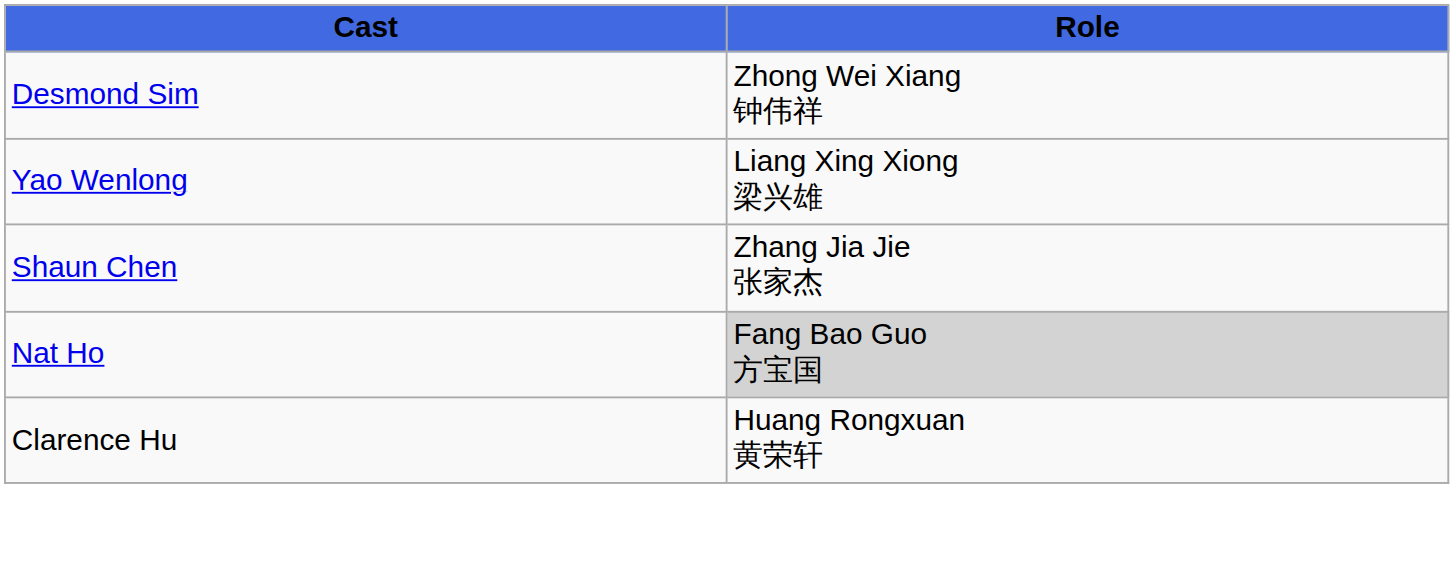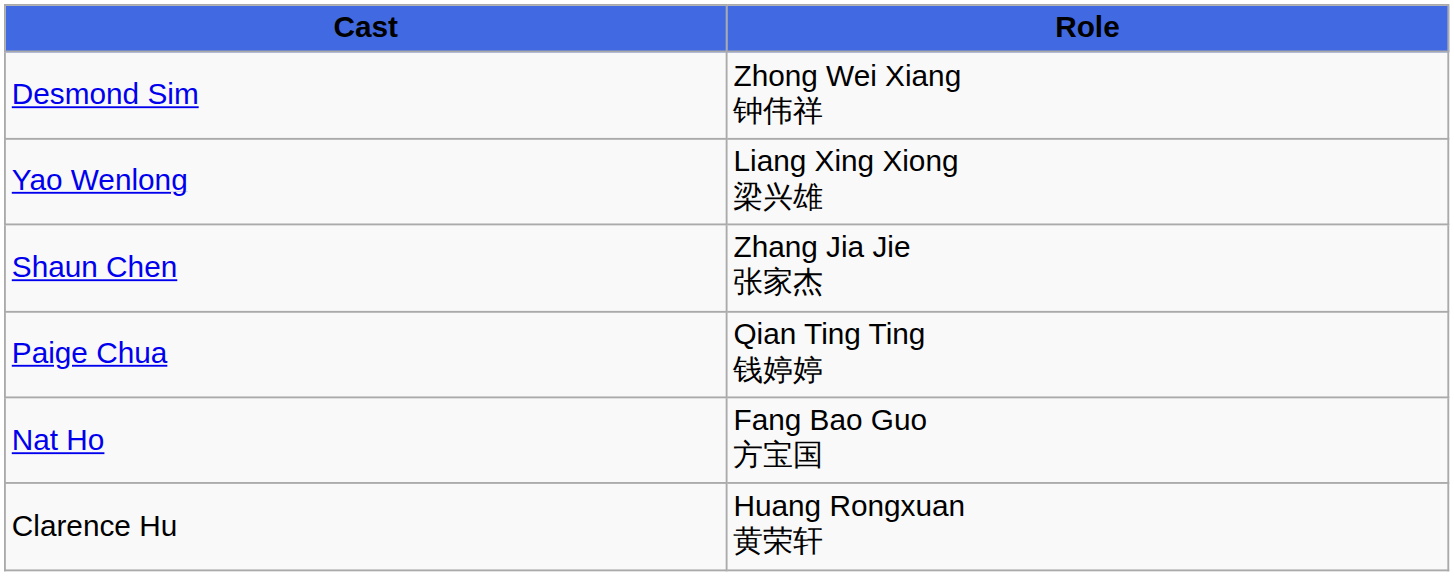+ row: (90, 353)
(830, 351) lightgrey background -> (830, 437) no background
